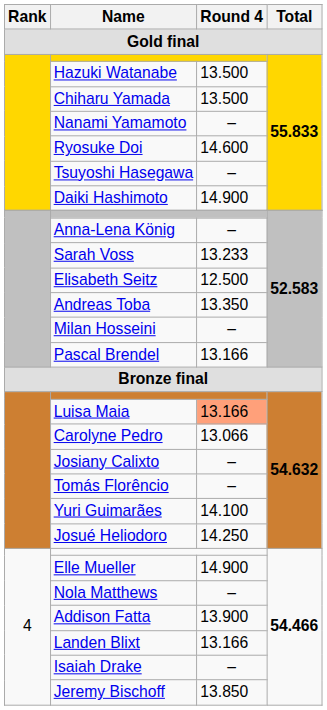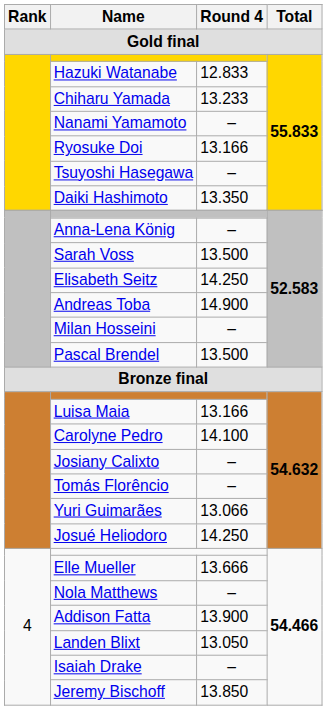(224, 73) 13.500 -> (224, 73) 12.833
(224, 98) 13.500 -> (224, 98) 13.233
(224, 148) 14.600 -> (224, 148) 13.166
(224, 198) 14.900 -> (224, 198) 13.350
(224, 255) 13.233 -> (224, 255) 13.500
(224, 280) 12.500 -> (224, 280) 14.250
(224, 304) 13.350 -> (224, 304) 14.900
(224, 354) 13.166 -> (224, 354) 13.500
(224, 411) lightsalmon background -> (224, 411) no background
(224, 436) 13.066 -> (224, 436) 14.100
(224, 511) 14.100 -> (224, 511) 13.066
(224, 568) 14.900 -> (224, 568) 13.666
(224, 642) 13.166 -> (224, 642) 13.050
